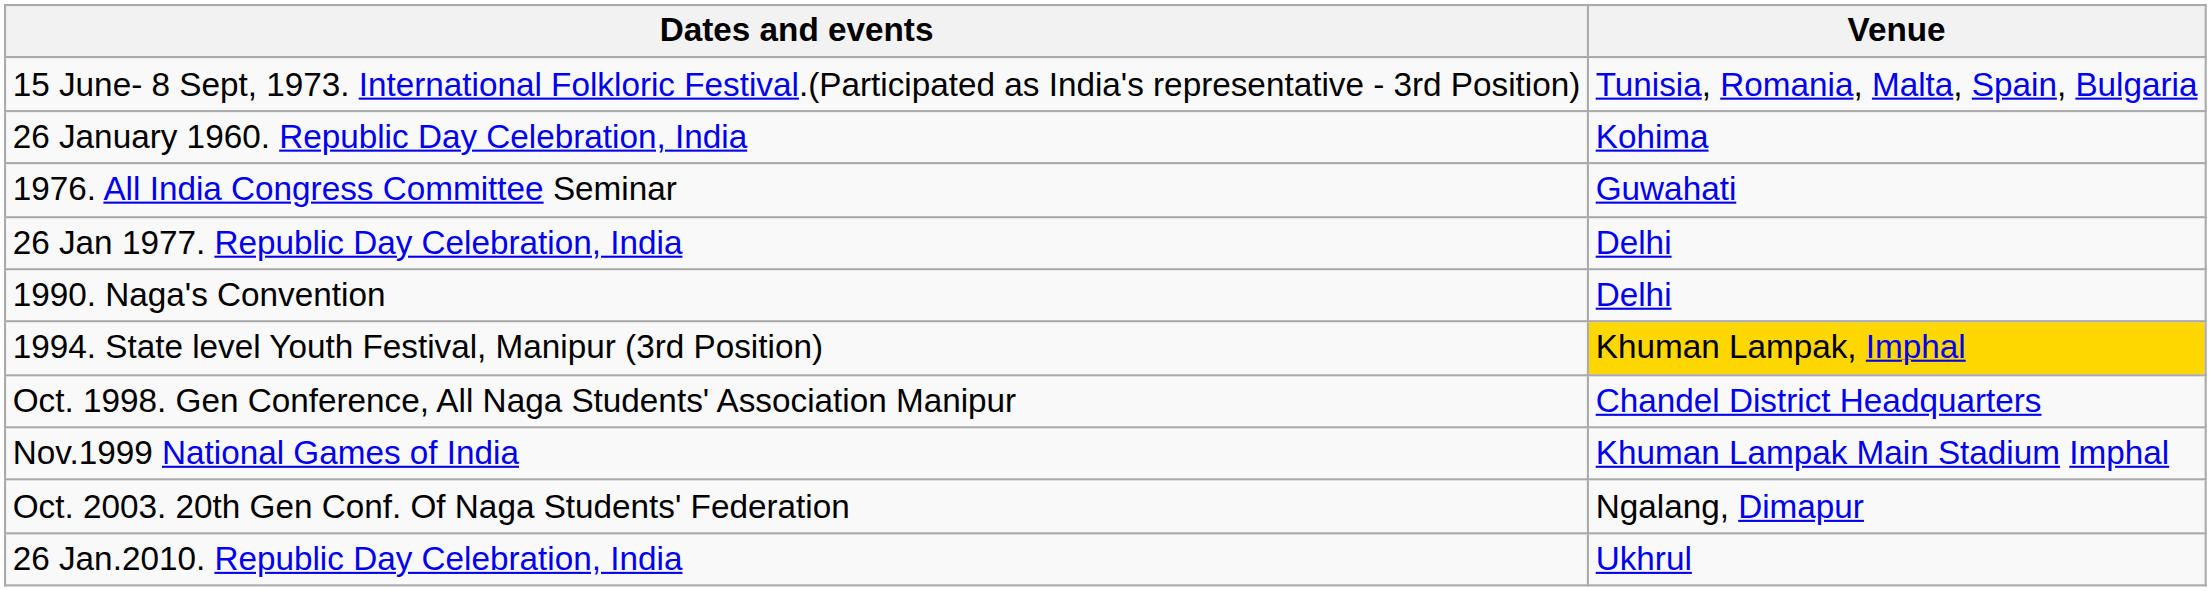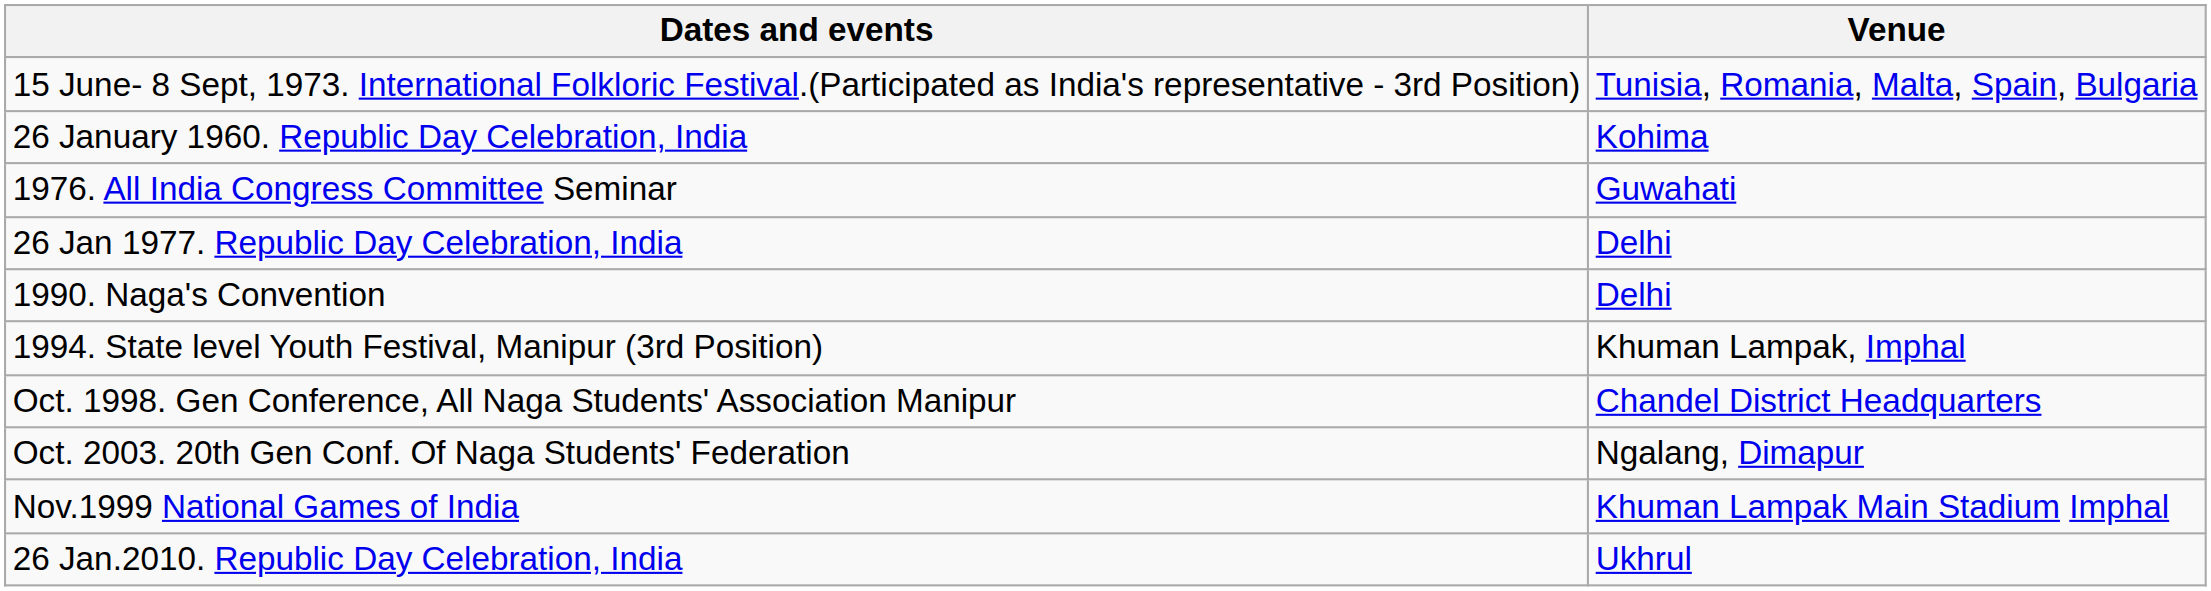(1781, 347) gold background -> (1781, 347) no background
rows swapped: (266, 453) <-> (431, 505)
